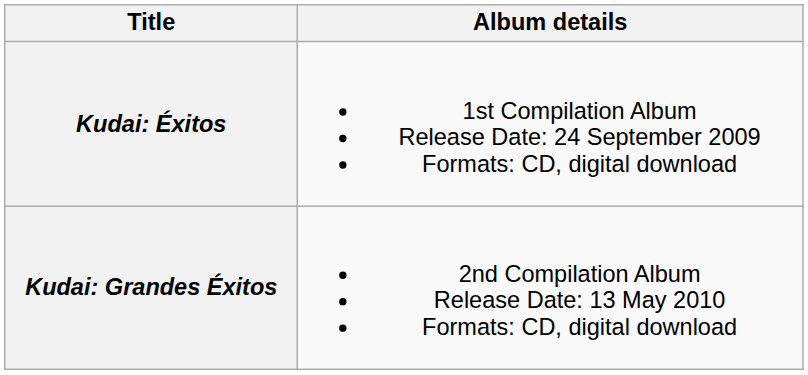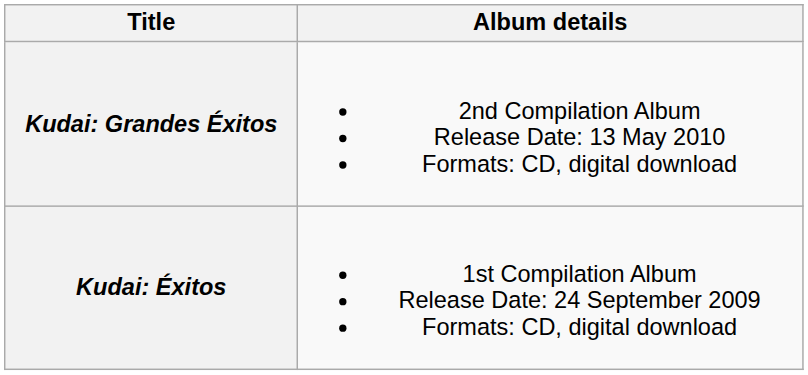rows swapped: (151, 123) <-> (151, 287)
